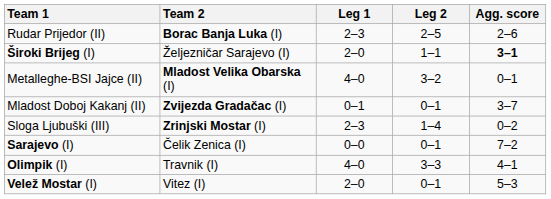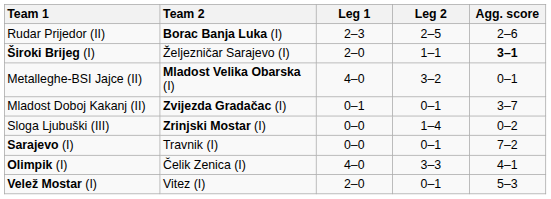(354, 125) 2–3 -> (354, 125) 0–0
(204, 145) Čelik Zenica (I) -> (191, 145) Travnik (I)
(191, 164) Travnik (I) -> (204, 164) Čelik Zenica (I)
